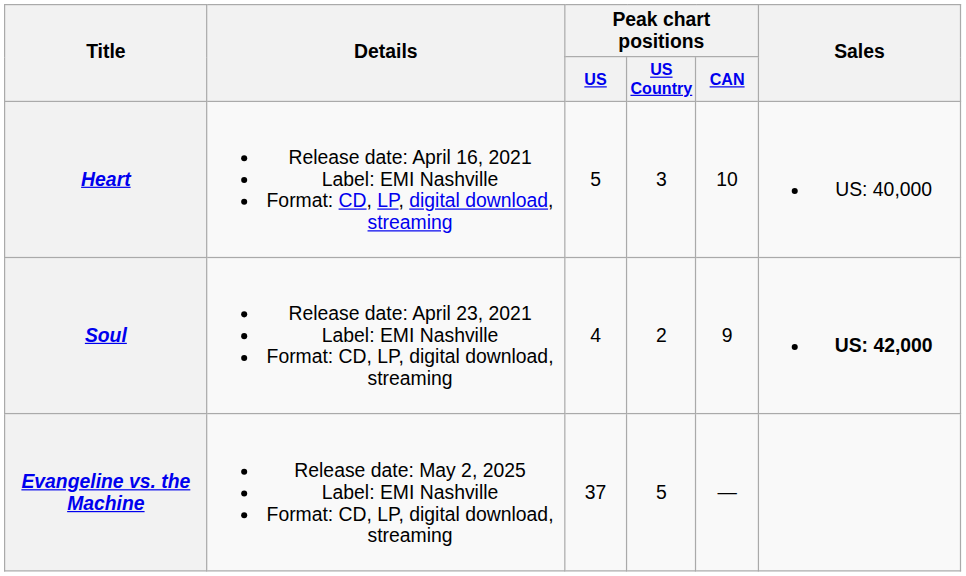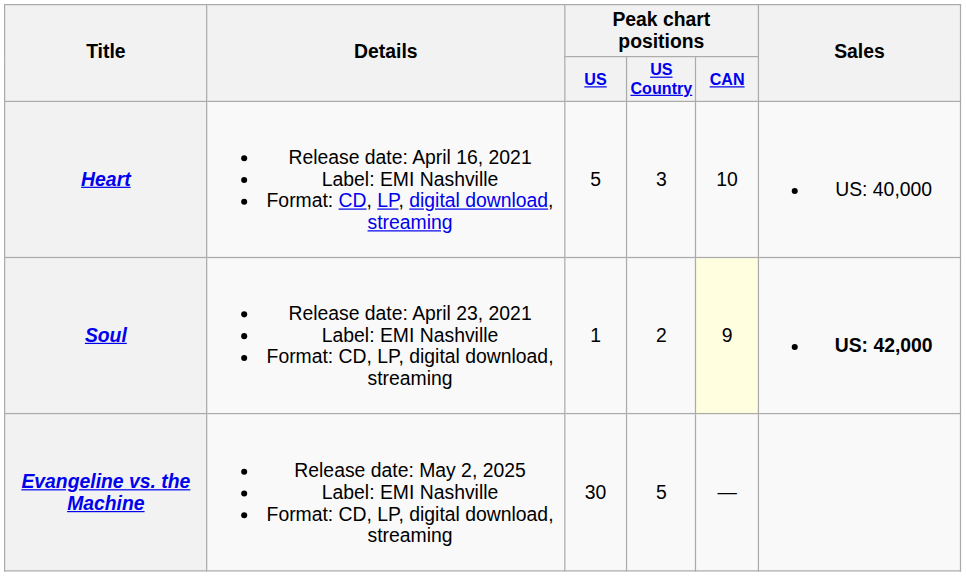(596, 335) 4 -> (596, 335) 1
(727, 335) no background -> (727, 335) lightyellow background
(596, 492) 37 -> (596, 492) 30
